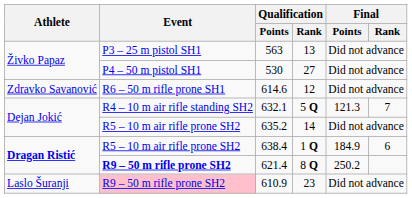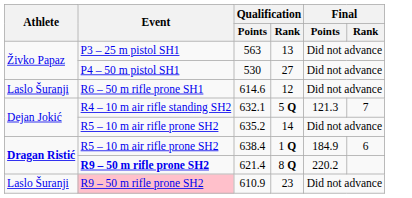(52, 89) Zdravko Savanović -> (38, 89) Laslo Šuranji
(347, 165) 250.2 -> (325, 165) 220.2
